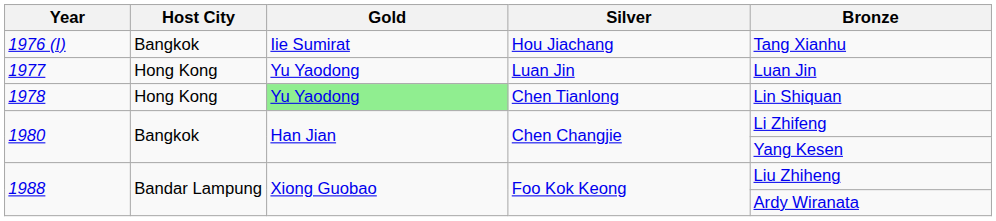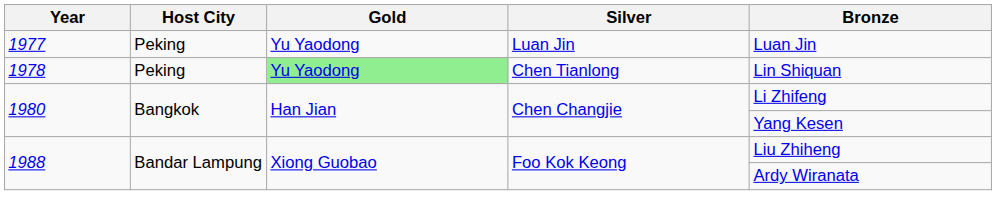- row: (37, 44)
(176, 70) Hong Kong -> (160, 44) Peking
(176, 96) Hong Kong -> (160, 70) Peking
